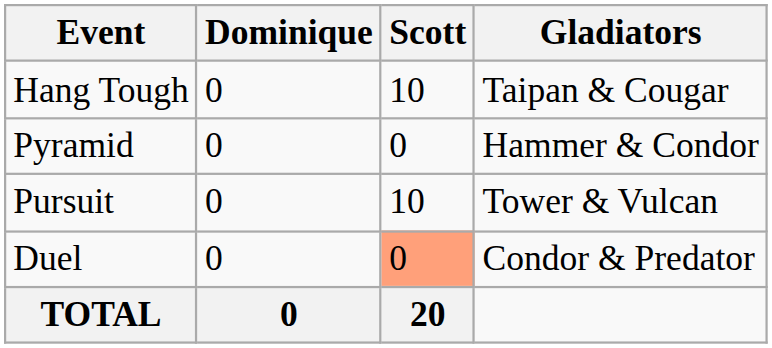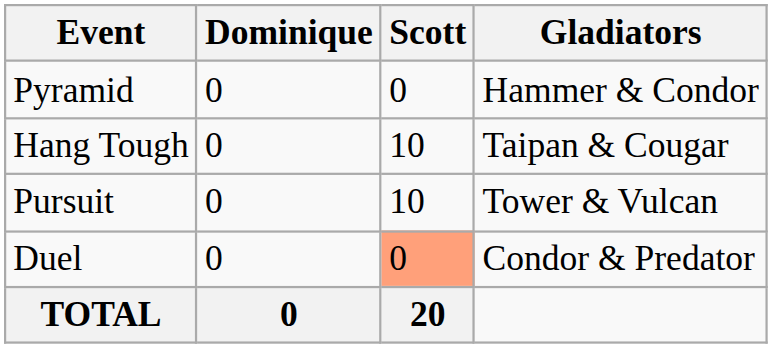rows swapped: (101, 88) <-> (73, 145)
